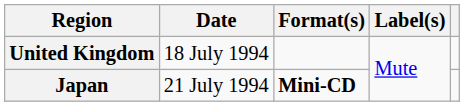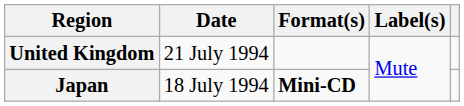(216, 52) 18 July 1994 -> (216, 52) 21 July 1994
(216, 85) 21 July 1994 -> (216, 85) 18 July 1994
